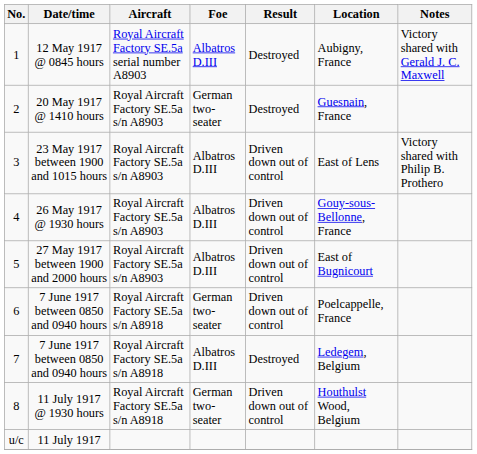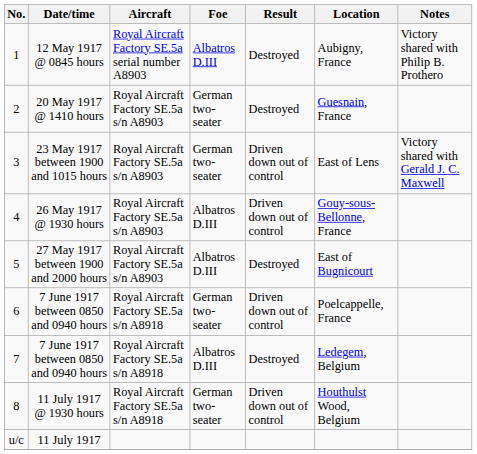(430, 54) Victory shared with Gerald J. C. Maxwell -> (429, 54) Victory shared with Philip B. Prothero
(214, 162) Albatros D.III -> (213, 162) German two-seater
(429, 162) Victory shared with Philip B. Prothero -> (430, 162) Victory shared with Gerald J. C. Maxwell
(278, 264) Driven down out of control -> (274, 264) Destroyed
